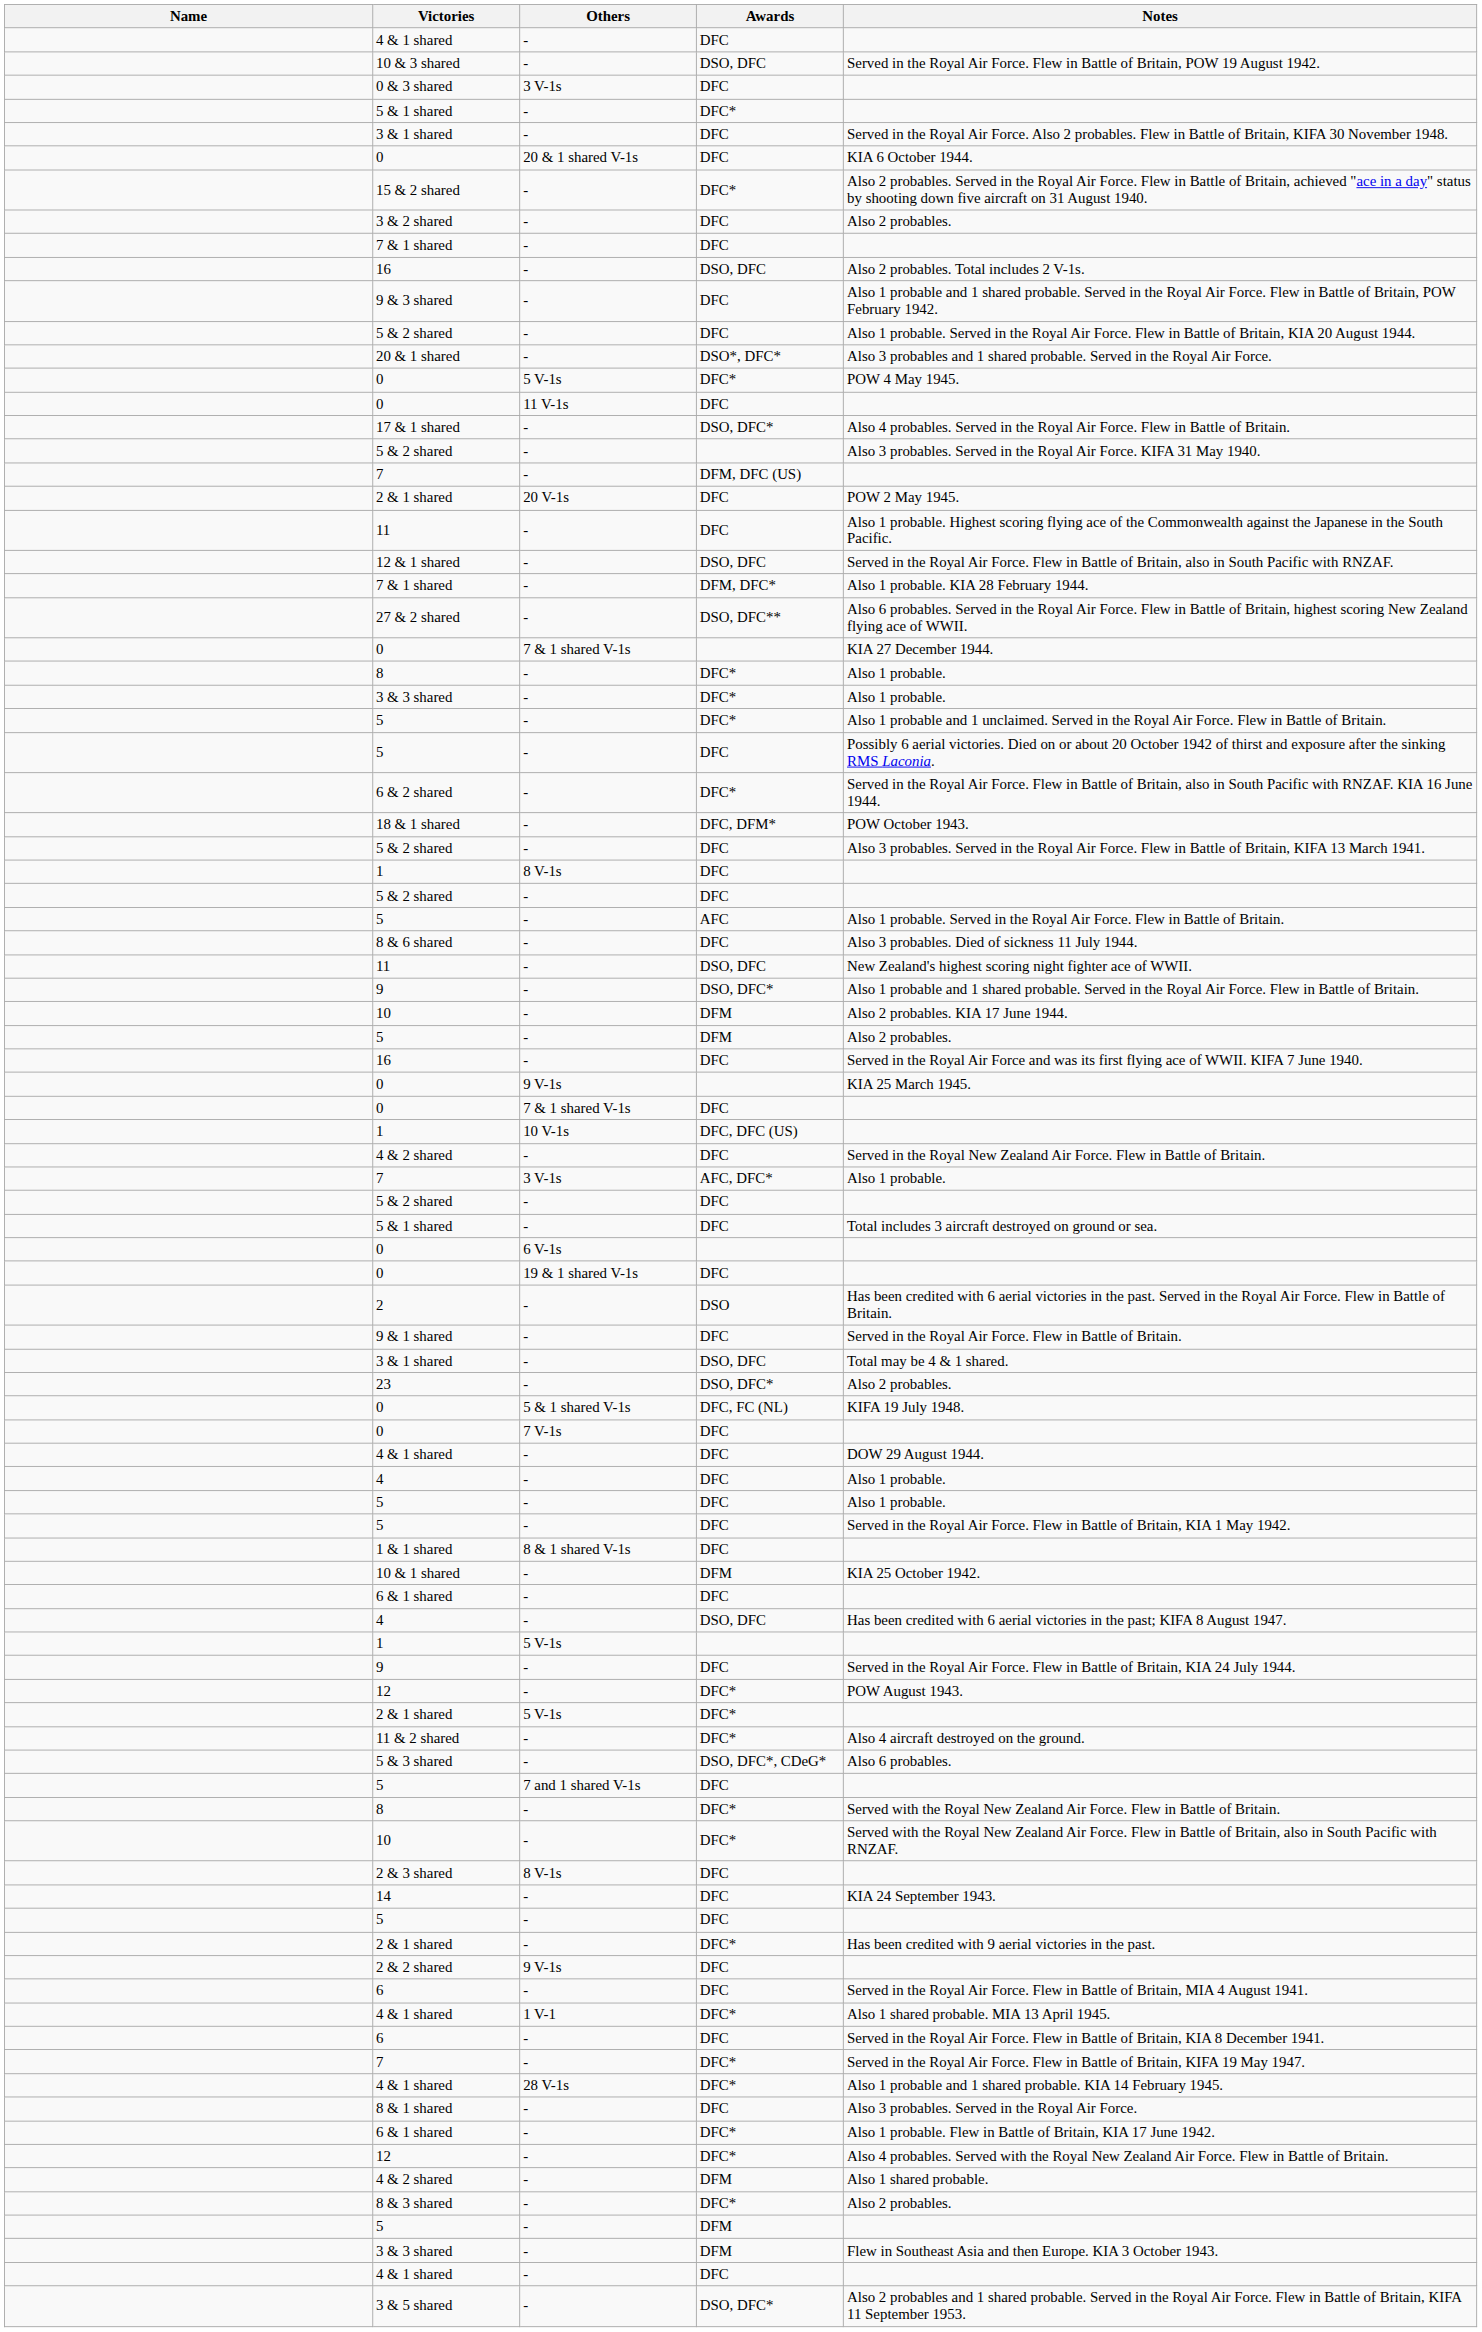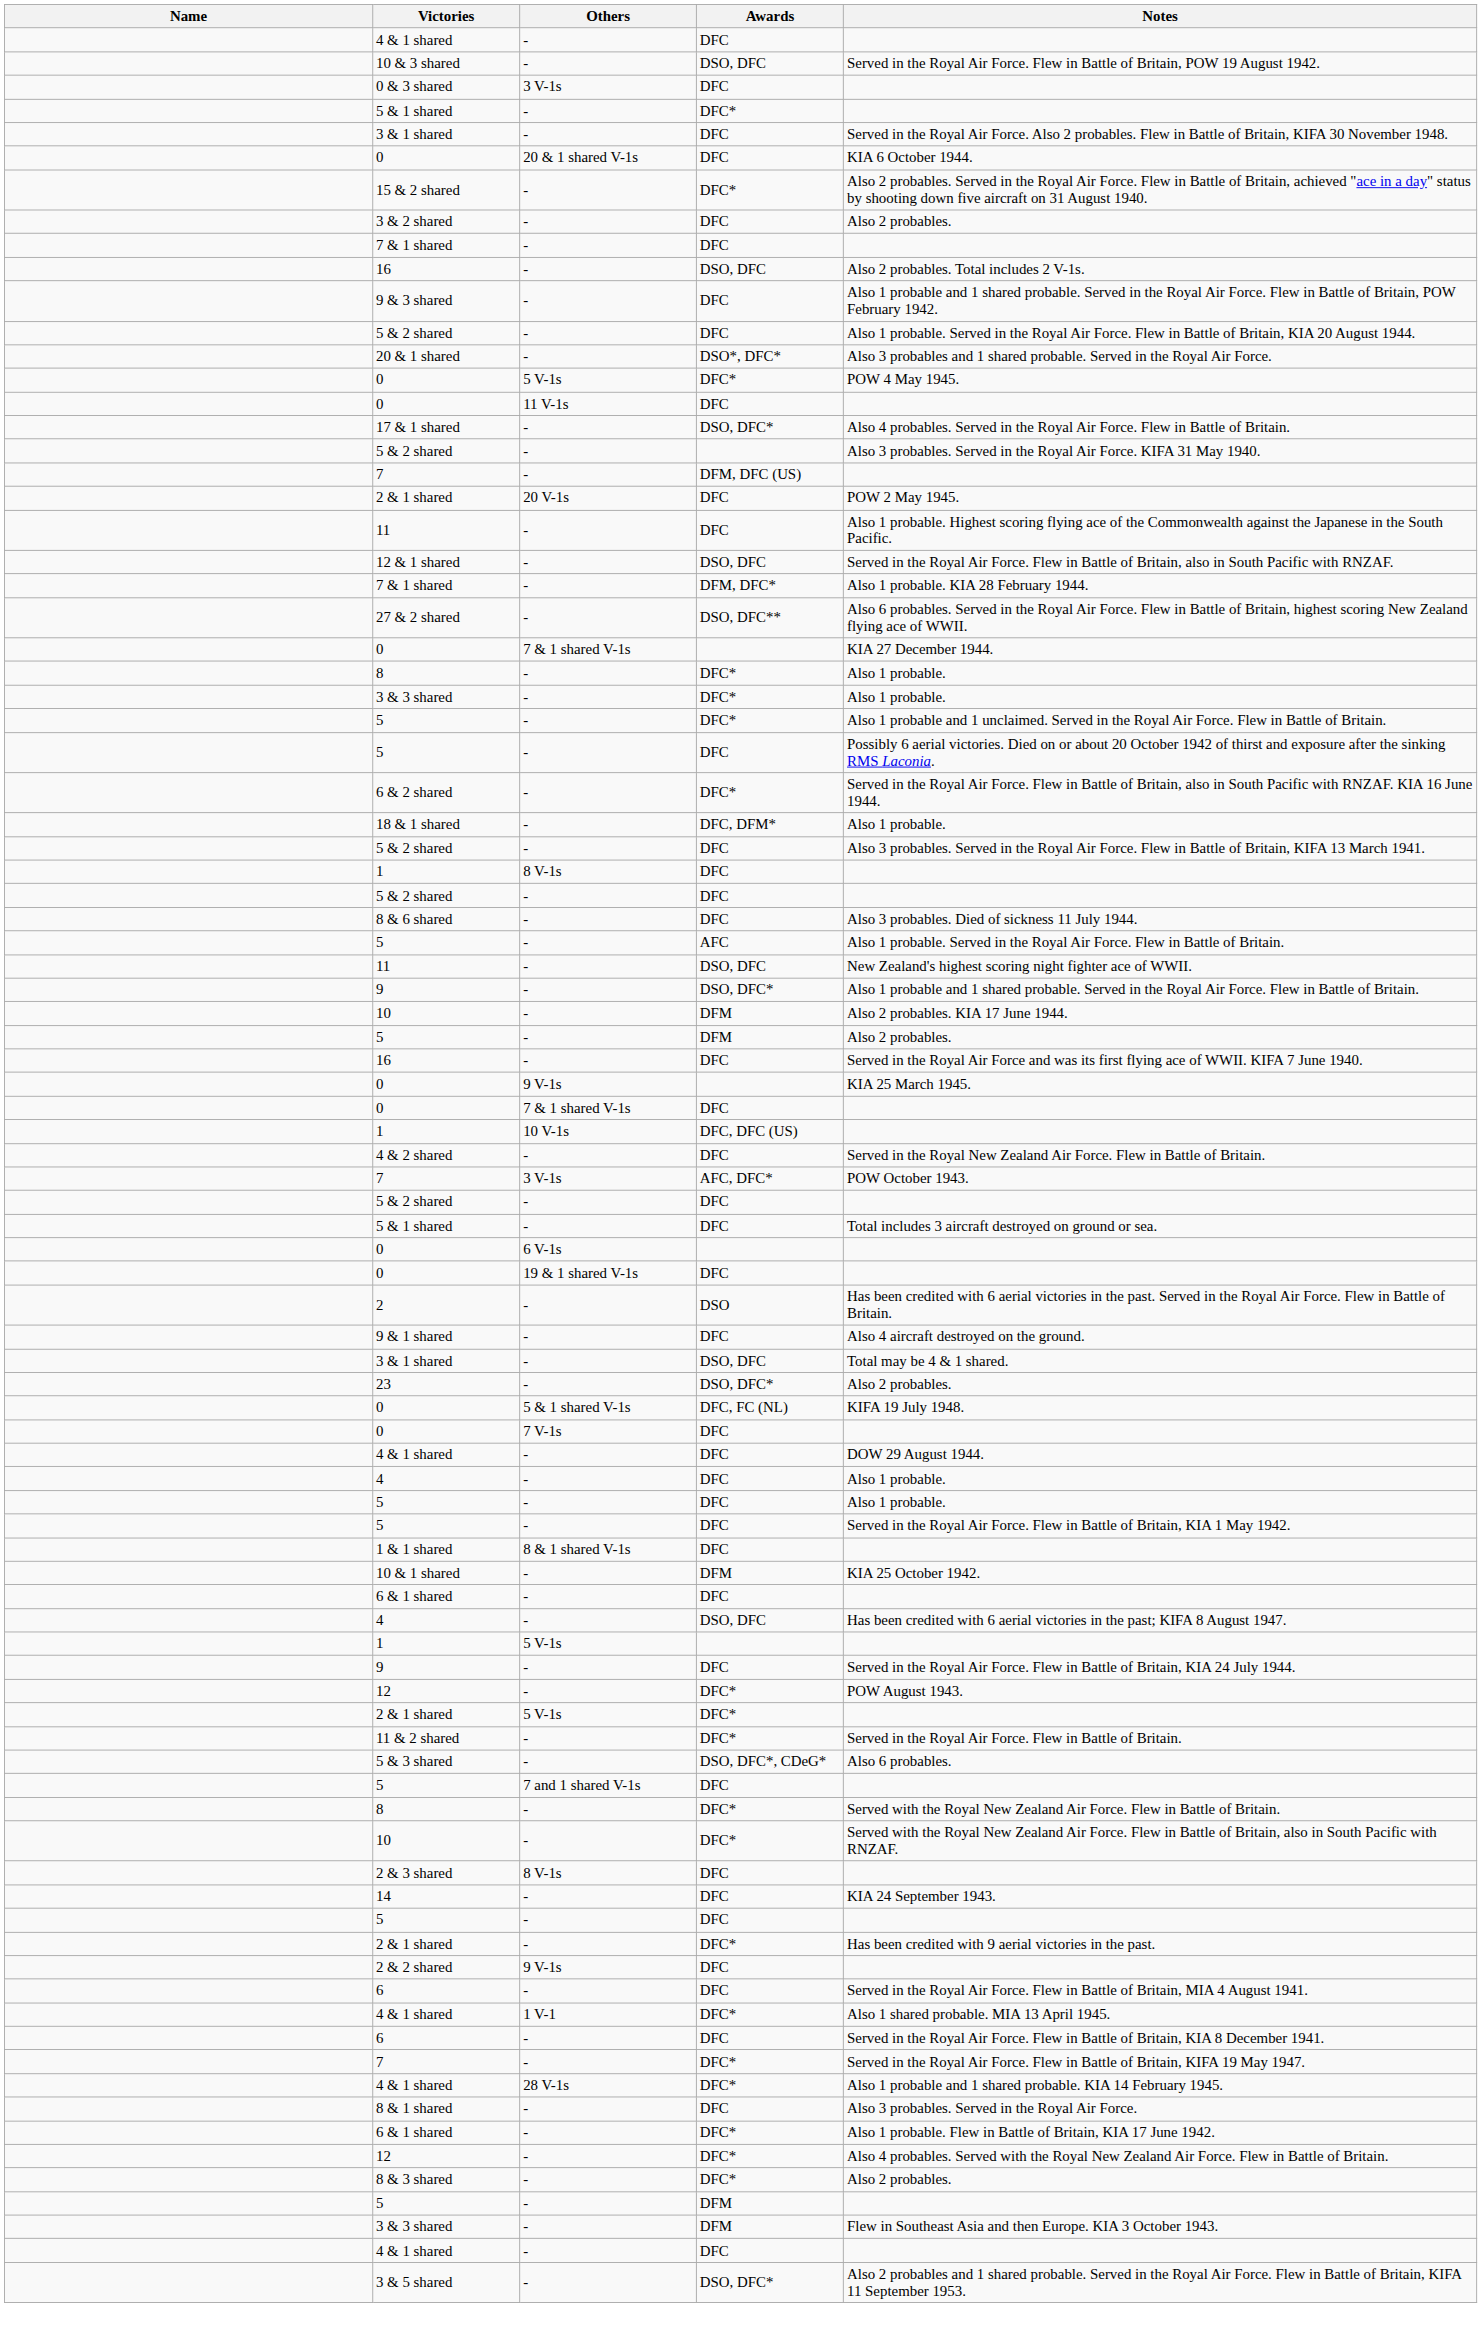(908, 824) POW October 1943. -> (896, 824) Also 1 probable.
rows swapped: (380, 919) <-> (414, 942)
(896, 1178) Also 1 probable. -> (908, 1178) POW October 1943.
(1014, 1337) Served in the Royal Air Force. Flew in Battle of Britain. -> (966, 1337) Also 4 aircraft destroyed on the ground.
(966, 1738) Also 4 aircraft destroyed on the ground. -> (1014, 1738) Served in the Royal Air Force. Flew in Battle of Britain.
- row: (414, 2179)
